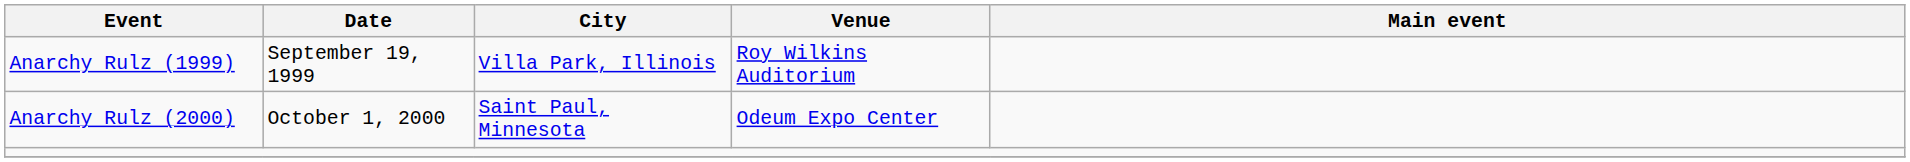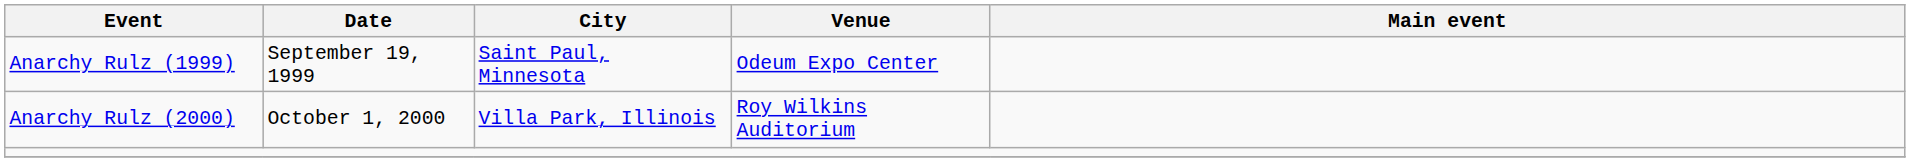(597, 64) Villa Park, Illinois -> (544, 64) Saint Paul, Minnesota
(802, 64) Roy Wilkins Auditorium -> (837, 64) Odeum Expo Center
(544, 119) Saint Paul, Minnesota -> (597, 119) Villa Park, Illinois
(837, 119) Odeum Expo Center -> (802, 119) Roy Wilkins Auditorium
